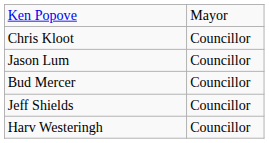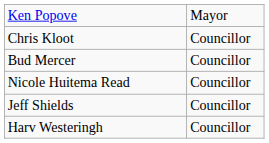- row: (38, 60)
+ row: (69, 82)
